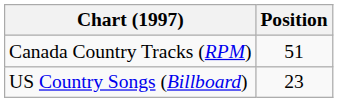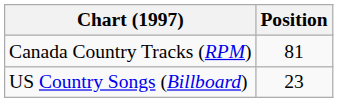(294, 50) 51 -> (294, 50) 81
